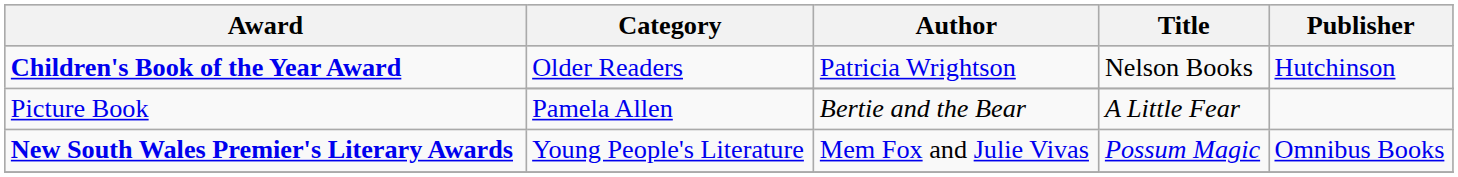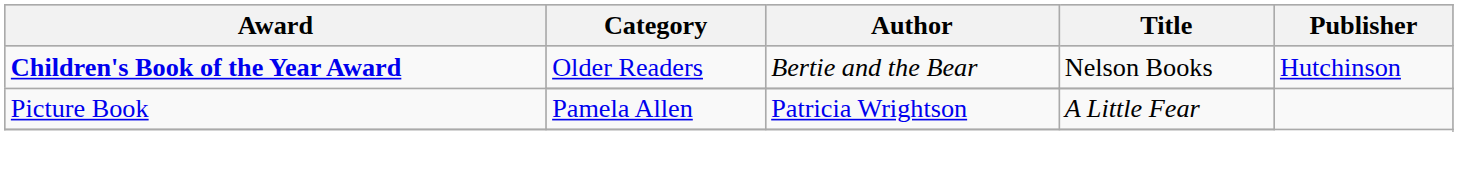(918, 66) Patricia Wrightson -> (874, 66) Bertie and the Bear
(923, 108) Bertie and the Bear -> (869, 108) Patricia Wrightson
- row: (262, 150)
